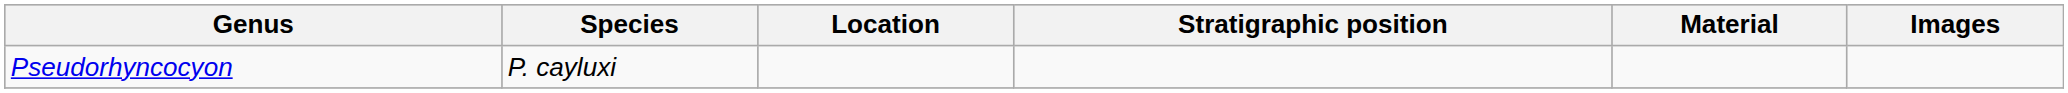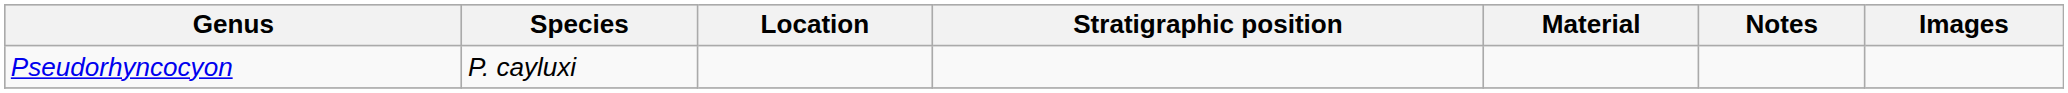+ column: (1782, 25)
